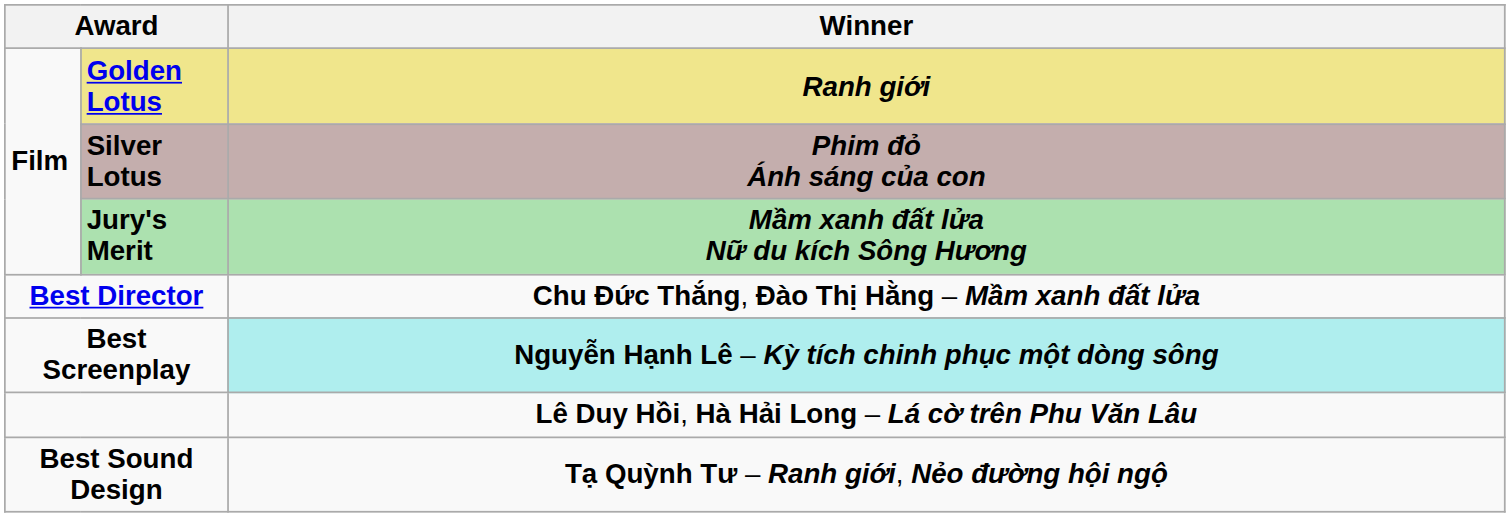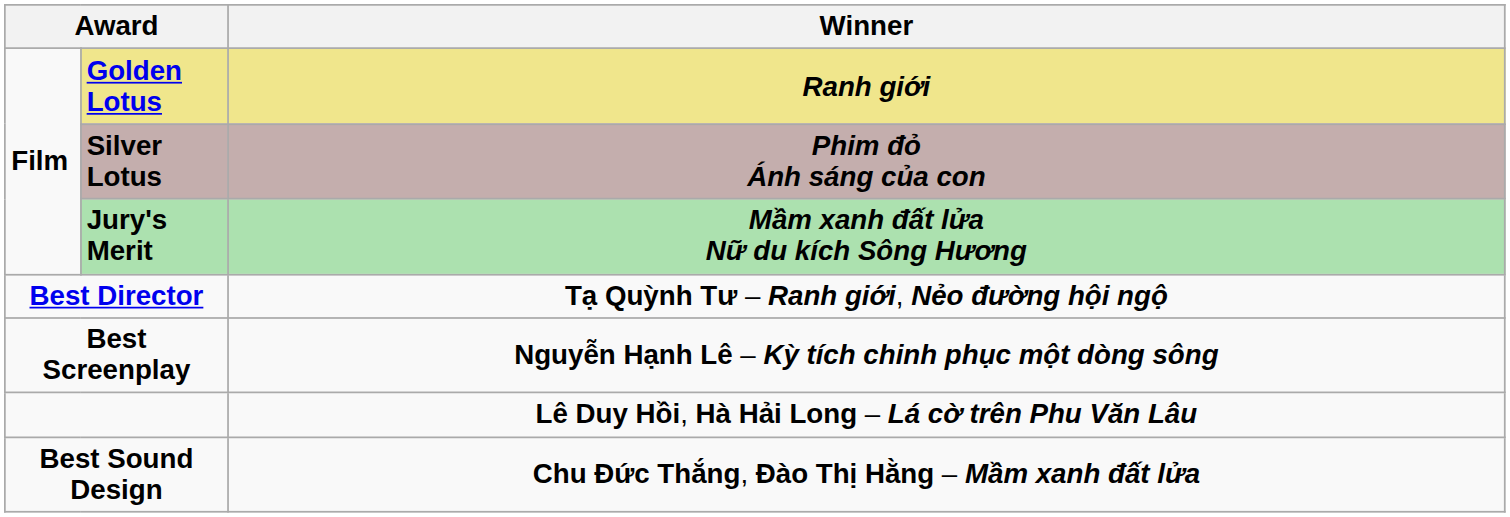(866, 295) Chu Đức Thắng, Đào Thị Hằng – Mầm xanh đất lửa -> (866, 295) Tạ Quỳnh Tư – Ranh giới, Nẻo đường hội ngộ
(866, 354) paleturquoise background -> (866, 354) no background
(866, 473) Tạ Quỳnh Tư – Ranh giới, Nẻo đường hội ngộ -> (866, 473) Chu Đức Thắng, Đào Thị Hằng – Mầm xanh đất lửa
